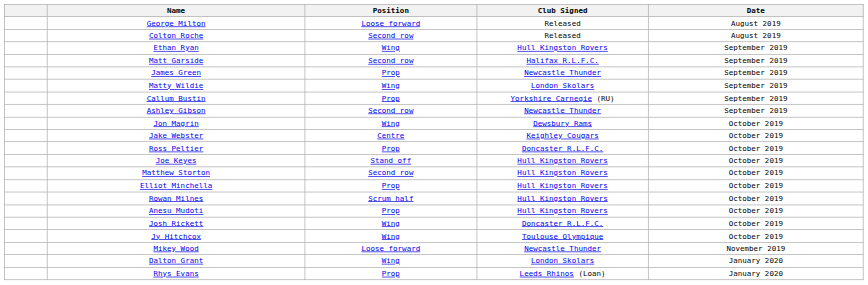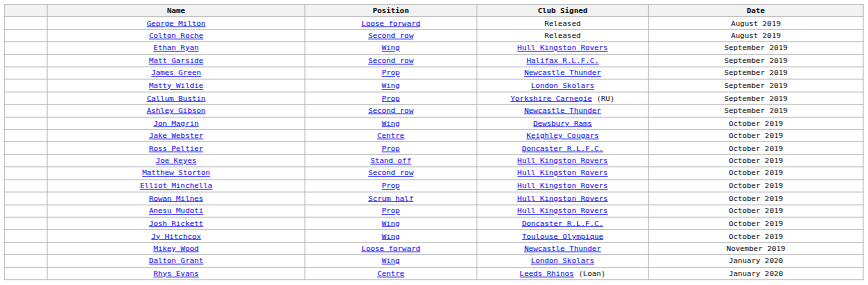(391, 273) Prop -> (391, 273) Centre
